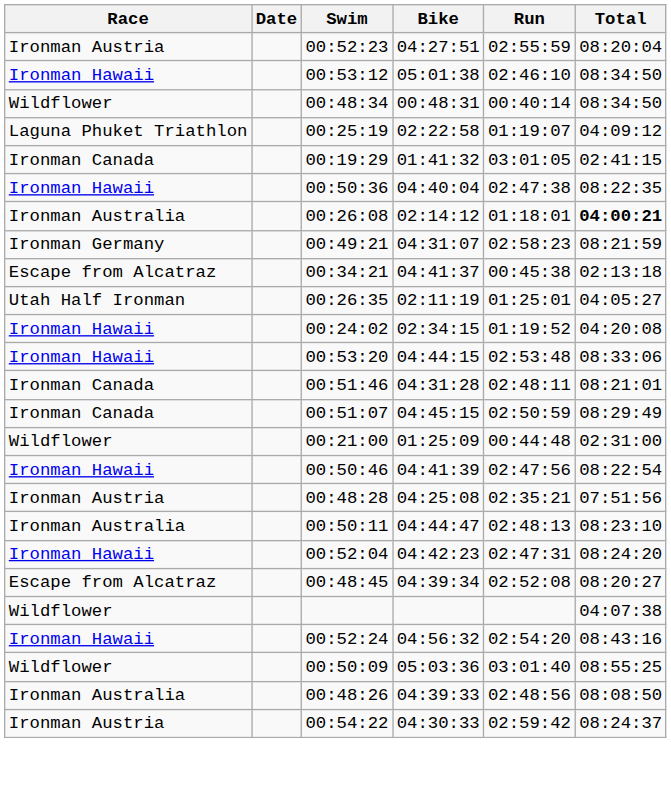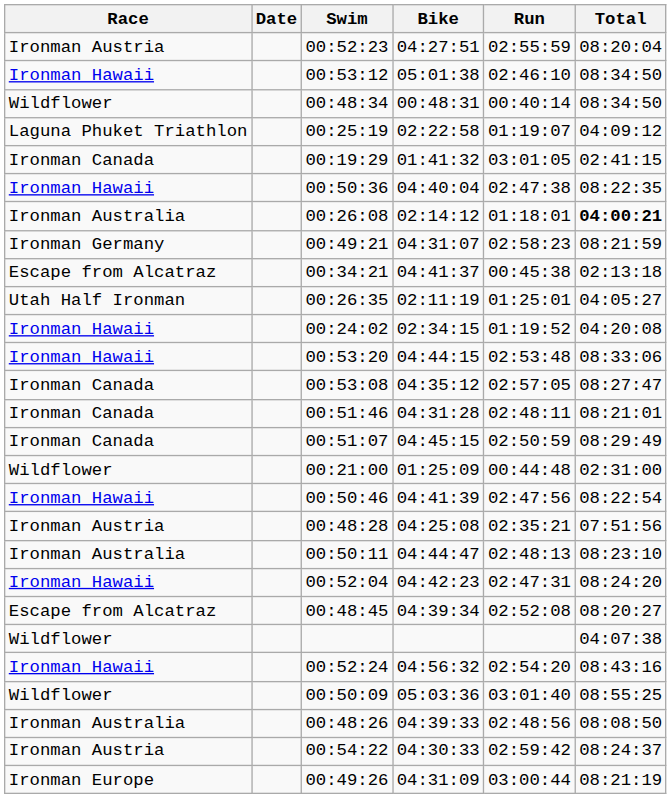+ row: (347, 385)
+ row: (347, 780)
